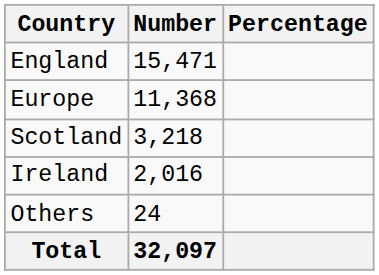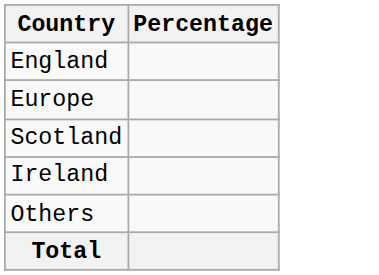- column: (175, 24)
